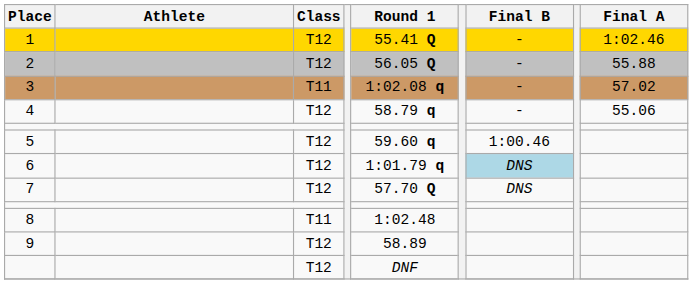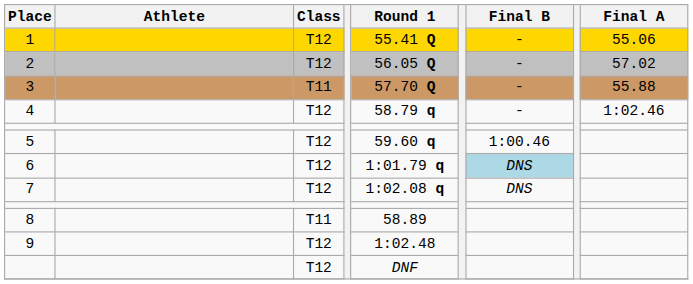(634, 40) 1:02.46 -> (634, 40) 55.06
(634, 64) 55.88 -> (634, 64) 57.02
(405, 88) 1:02.08 q -> (405, 88) 57.70 Q
(634, 88) 57.02 -> (634, 88) 55.88
(634, 111) 55.06 -> (634, 111) 1:02.46
(405, 189) 57.70 Q -> (405, 189) 1:02.08 q
(405, 220) 1:02.48 -> (405, 220) 58.89
(405, 244) 58.89 -> (405, 244) 1:02.48
